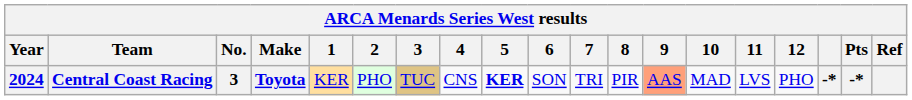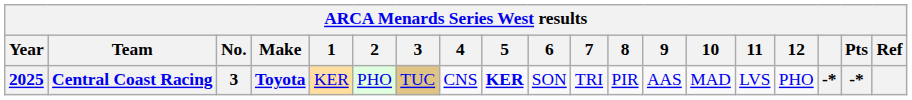(26, 79) 2024 -> (26, 79) 2025
(664, 79) lightsalmon background -> (664, 79) no background
